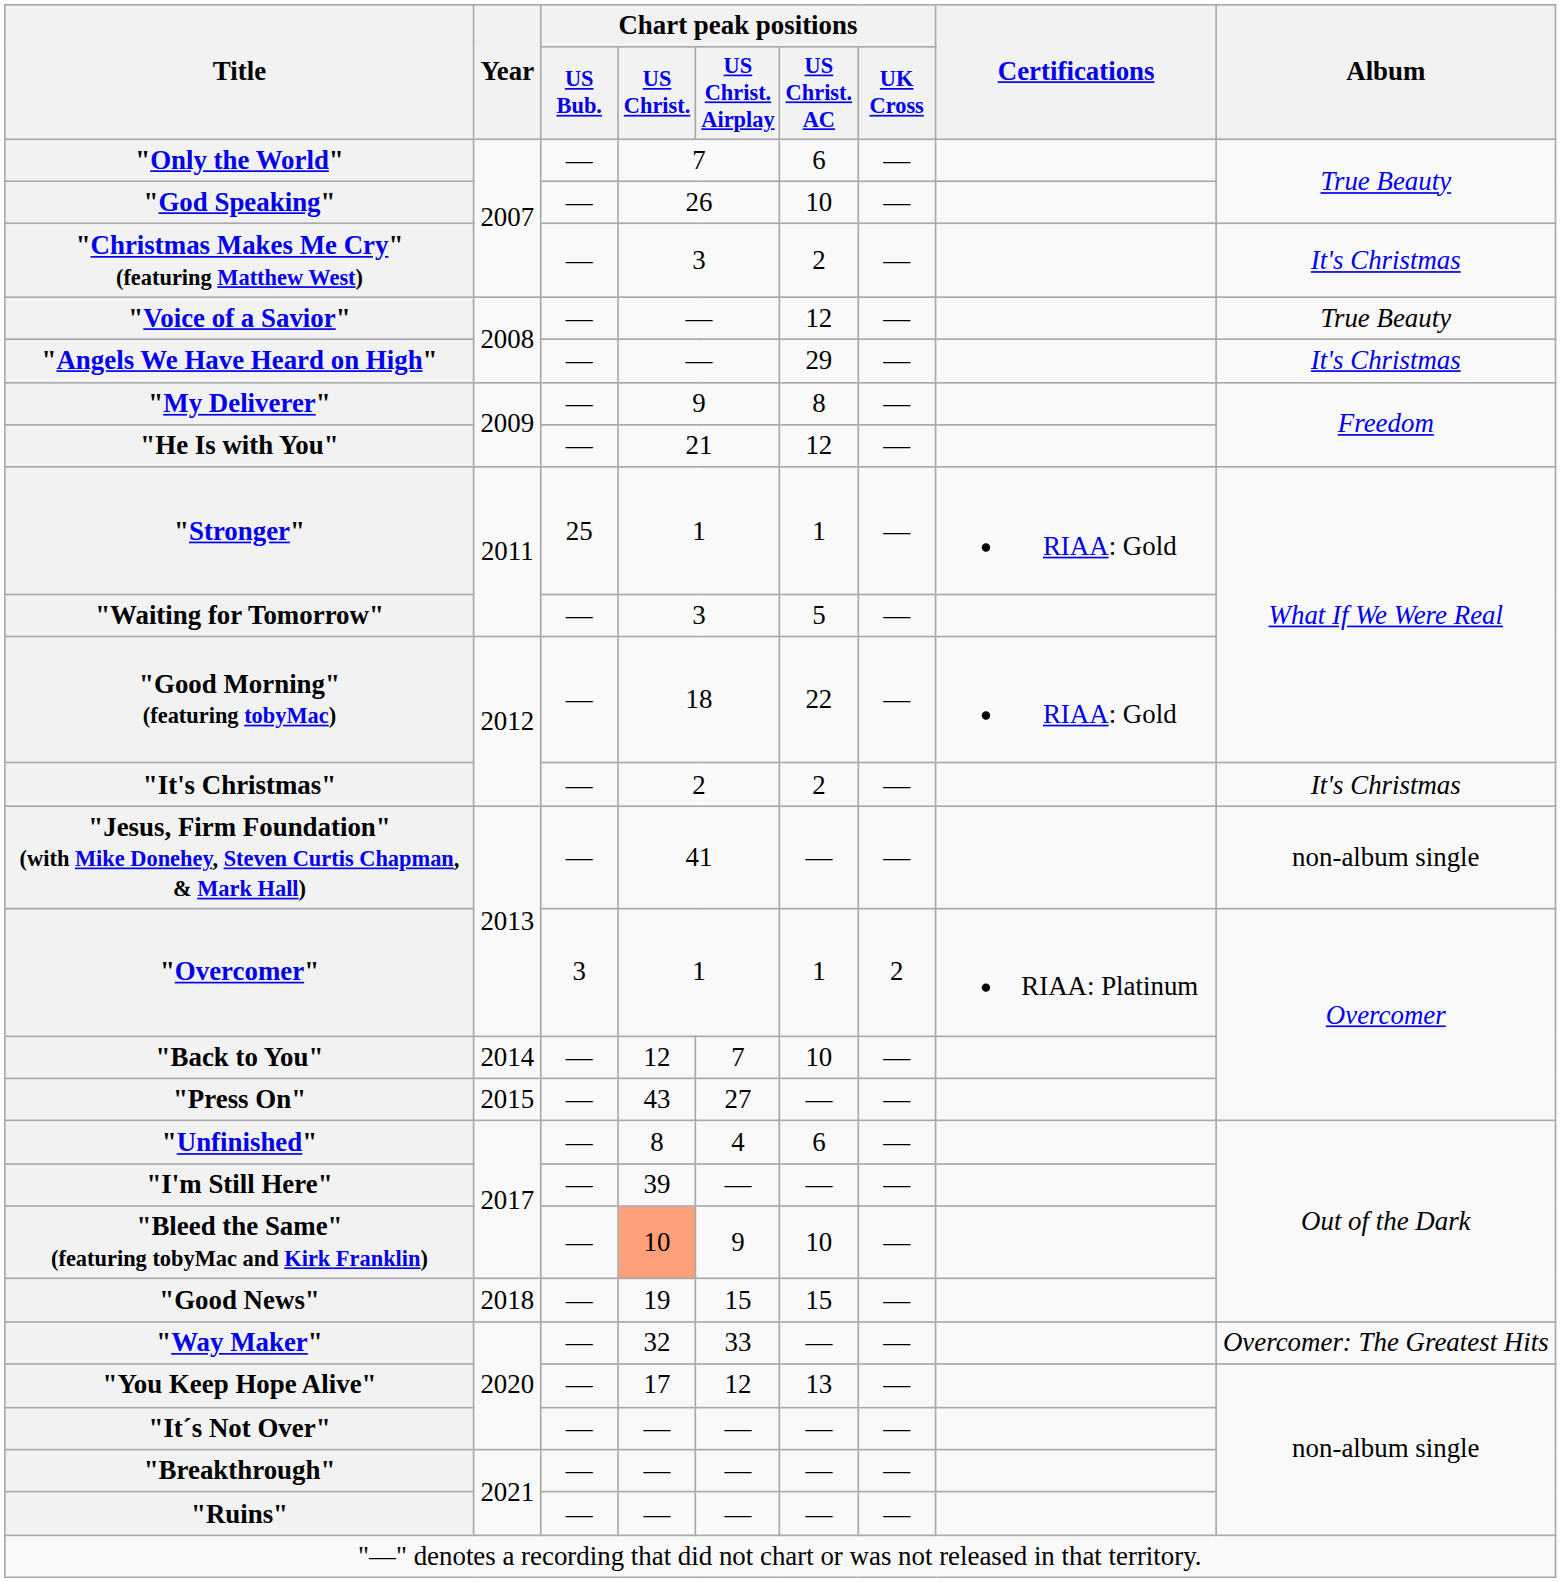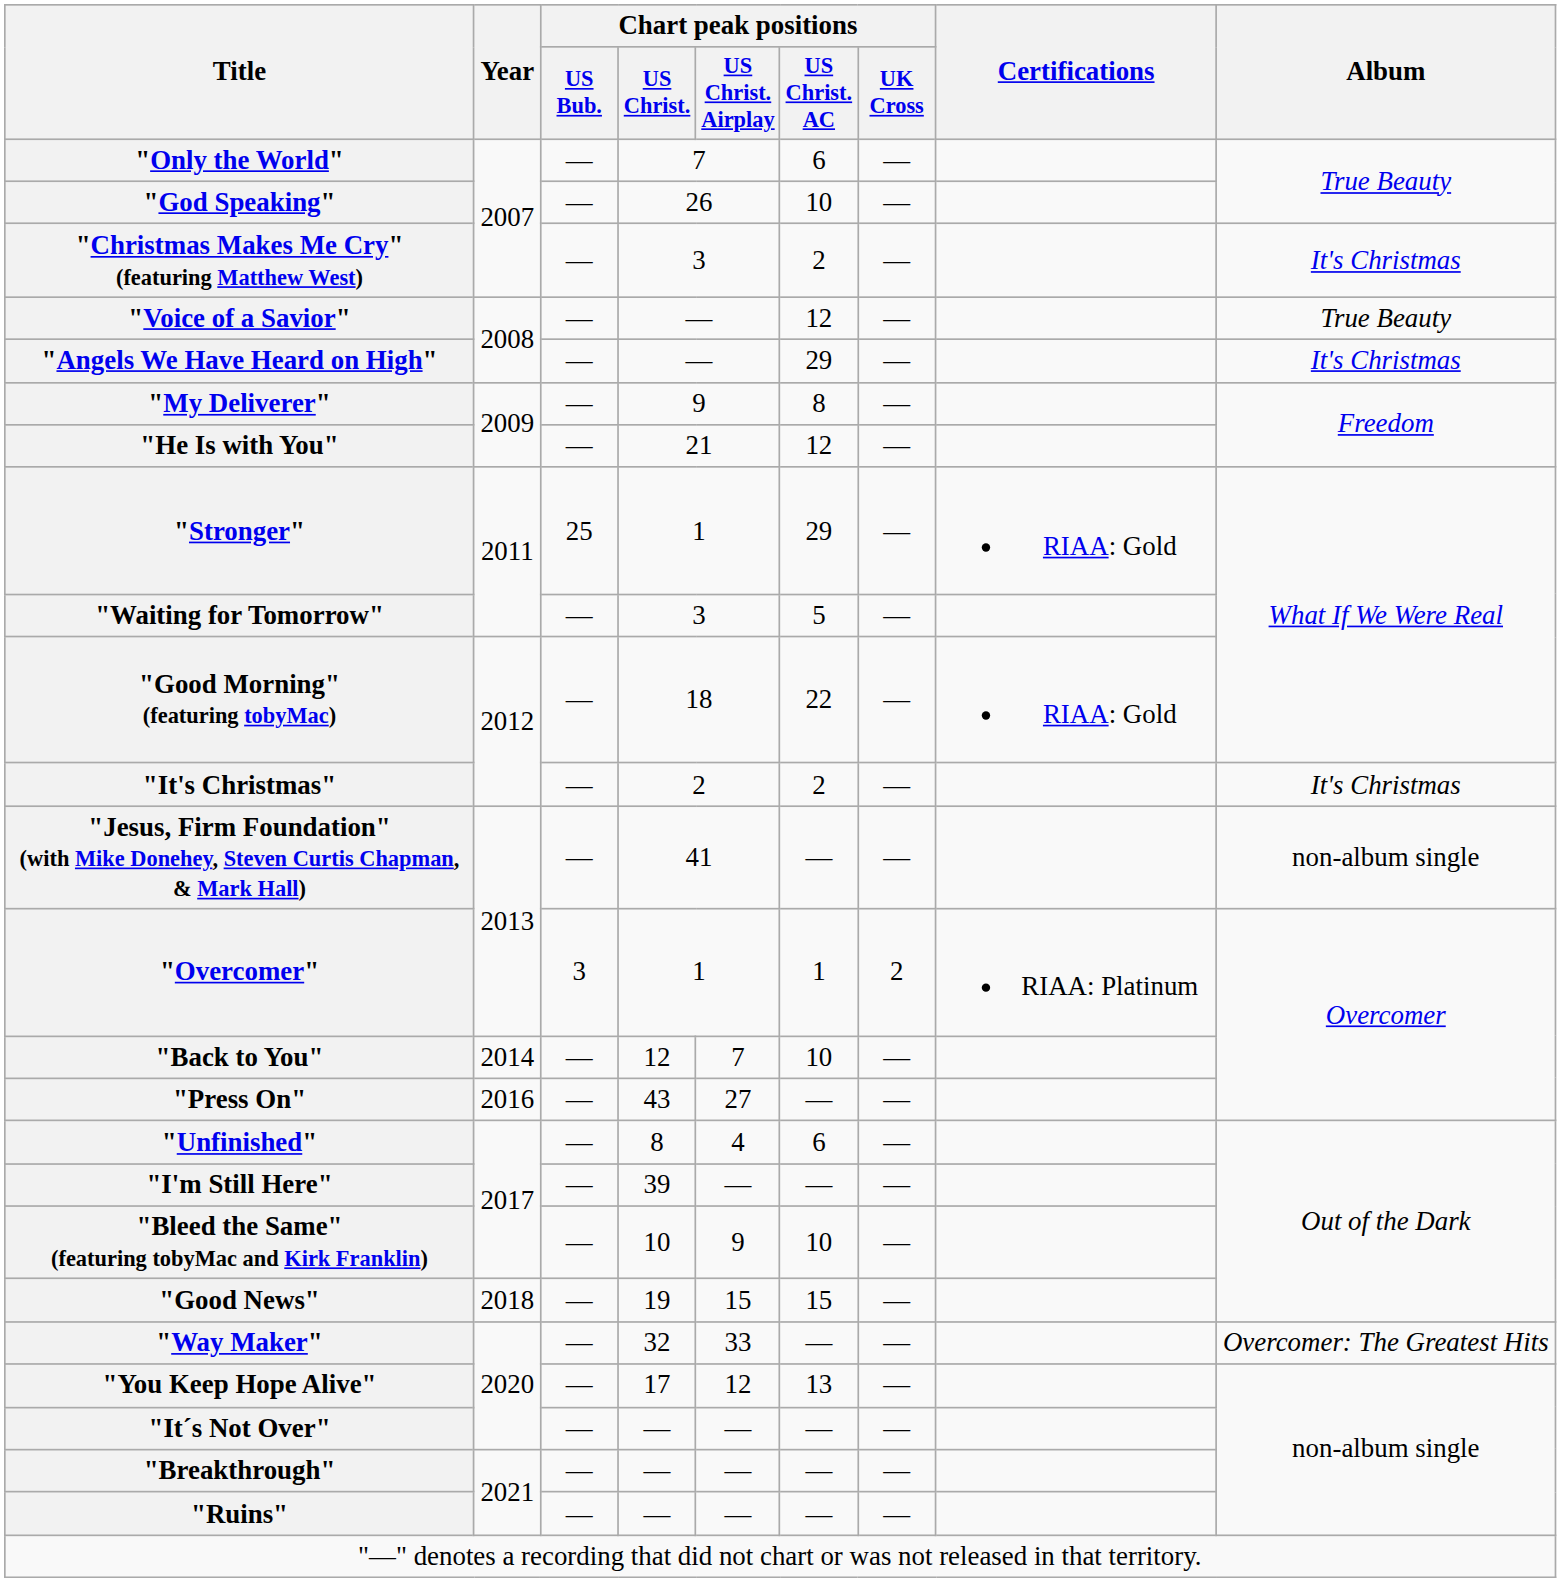(819, 530) 1 -> (819, 530) 29
(507, 1099) 2015 -> (507, 1099) 2016
(657, 1242) lightsalmon background -> (657, 1242) no background
